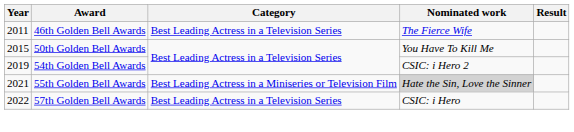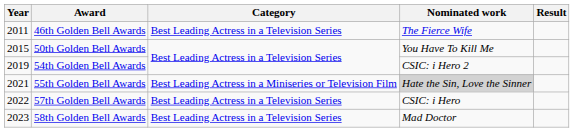+ row: (90, 118)
